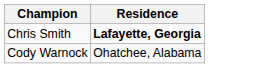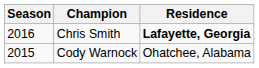+ column: (29, 14)
